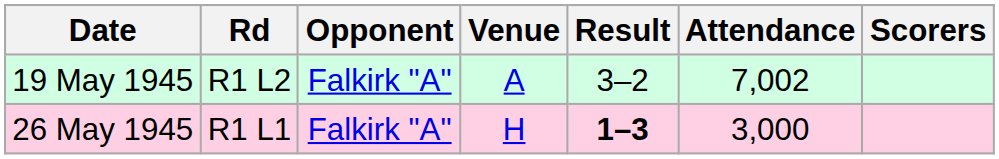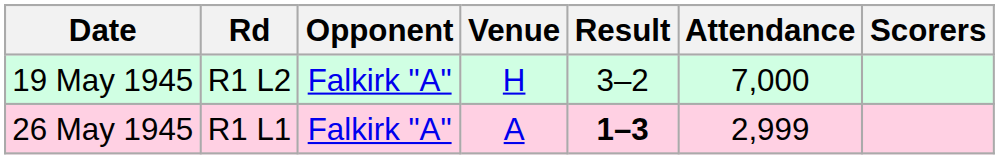(514, 80) A -> (514, 80) H
(770, 80) 7,002 -> (770, 80) 7,000
(514, 129) H -> (514, 129) A
(770, 129) 3,000 -> (770, 129) 2,999
